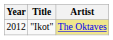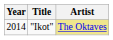(16, 27) 2012 -> (16, 27) 2014
